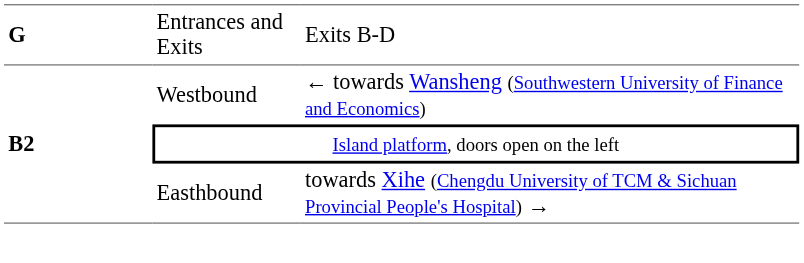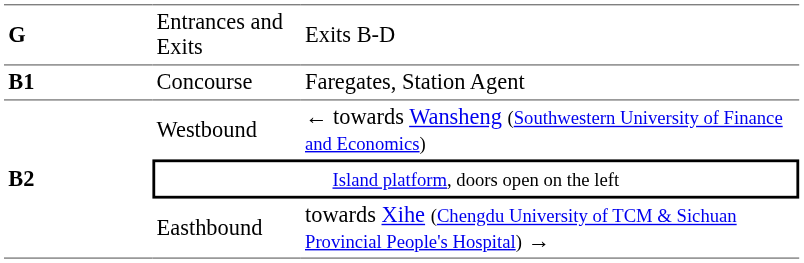+ row: (205, 82)
